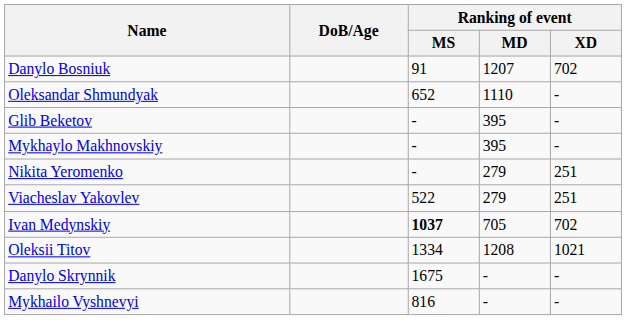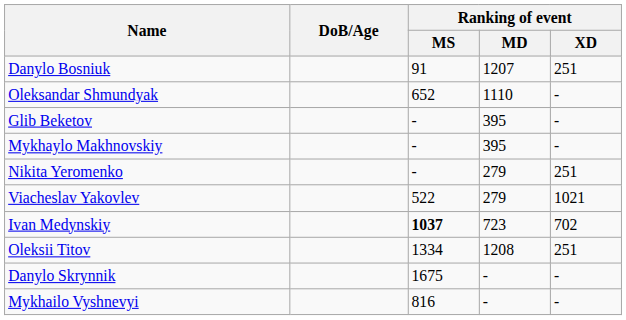(566, 69) 702 -> (566, 69) 251
(566, 198) 251 -> (570, 198) 1021
(494, 224) 705 -> (494, 224) 723
(570, 249) 1021 -> (566, 249) 251
